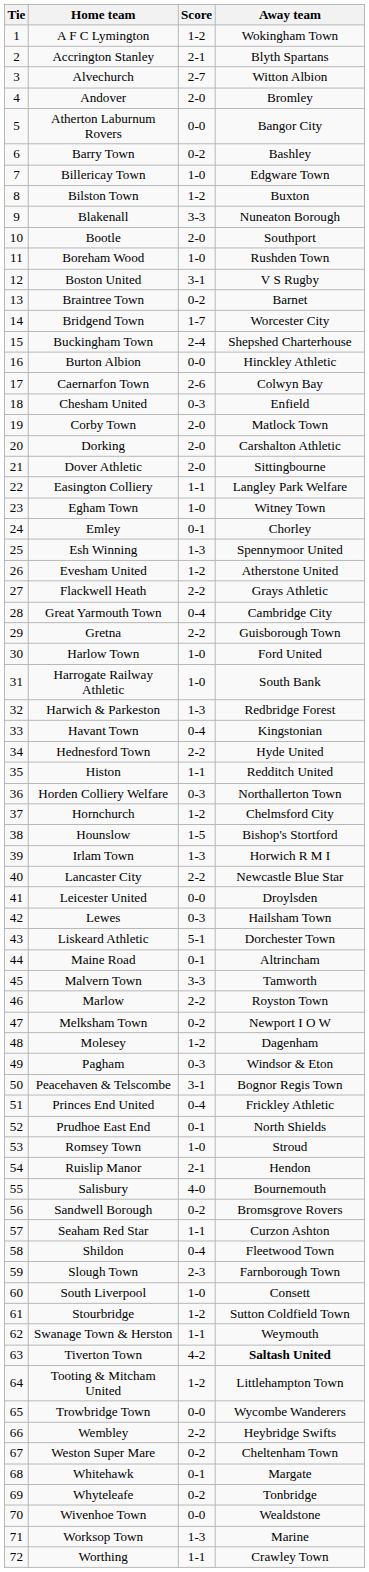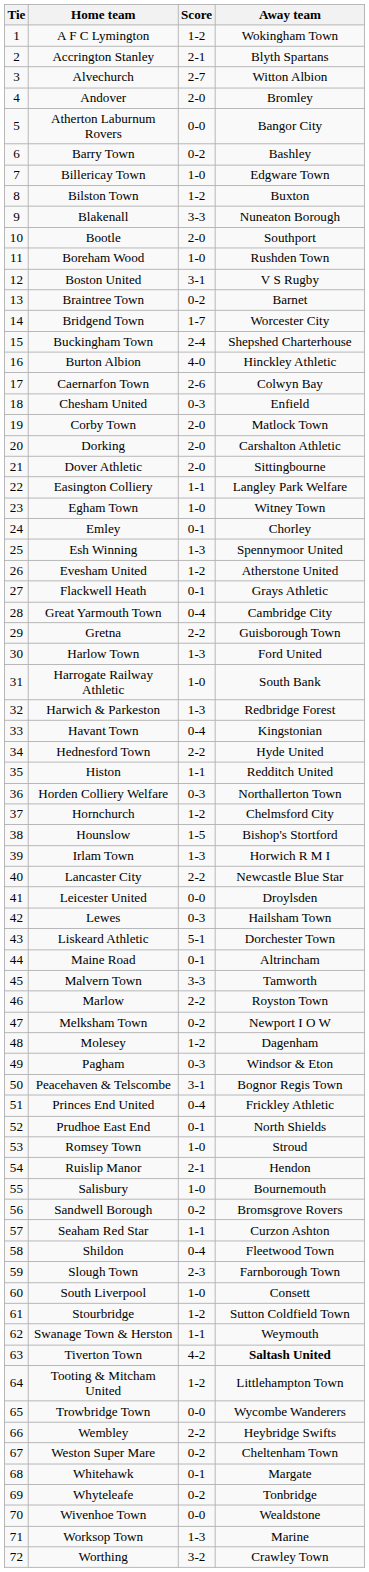(197, 362) 0-0 -> (197, 362) 4-0
(197, 591) 2-2 -> (197, 591) 0-1
(197, 653) 1-0 -> (197, 653) 1-3
(197, 1188) 4-0 -> (197, 1188) 1-0
(197, 1557) 1-1 -> (197, 1557) 3-2
